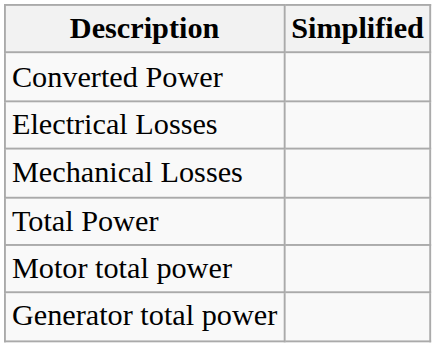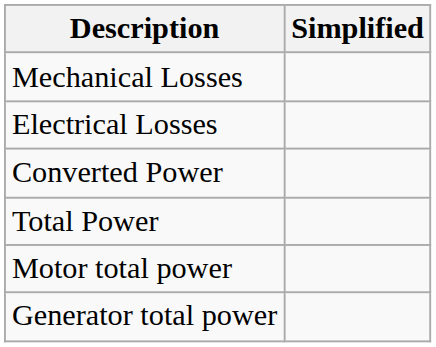rows swapped: (117, 76) <-> (127, 172)
